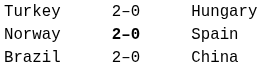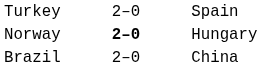(224, 12) Hungary -> (215, 12) Spain
(215, 35) Spain -> (224, 35) Hungary
